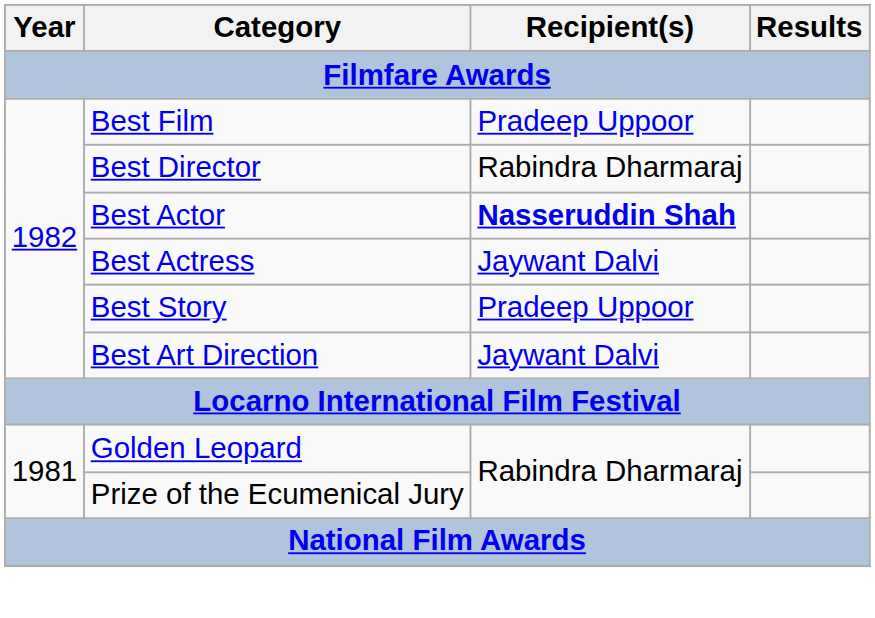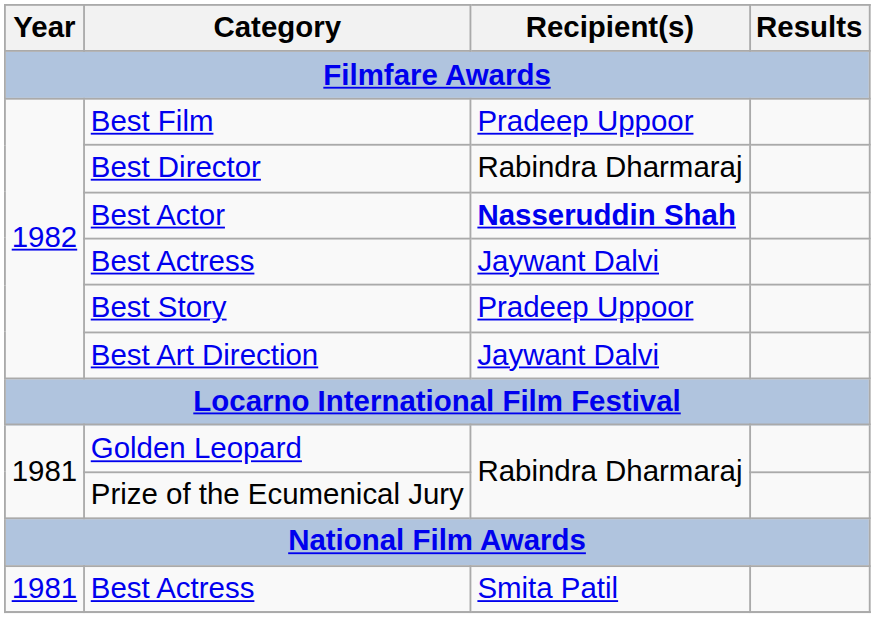+ row: (44, 588)
